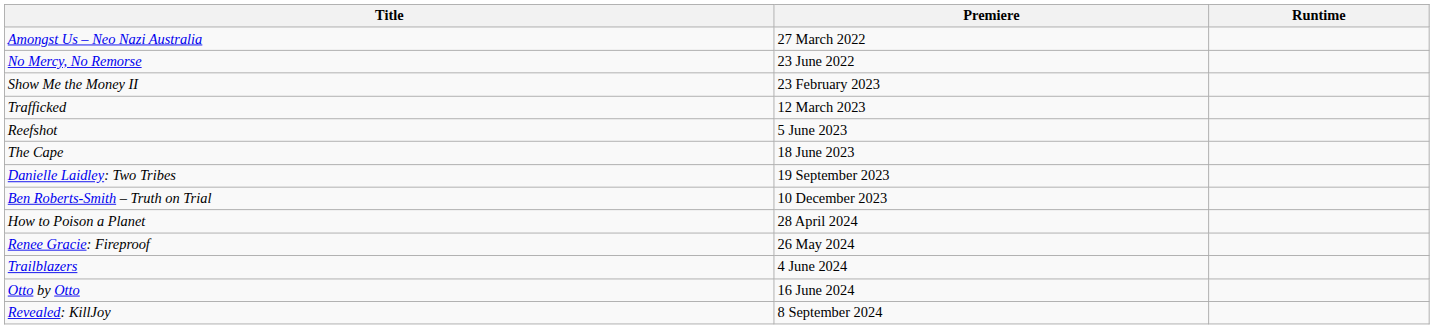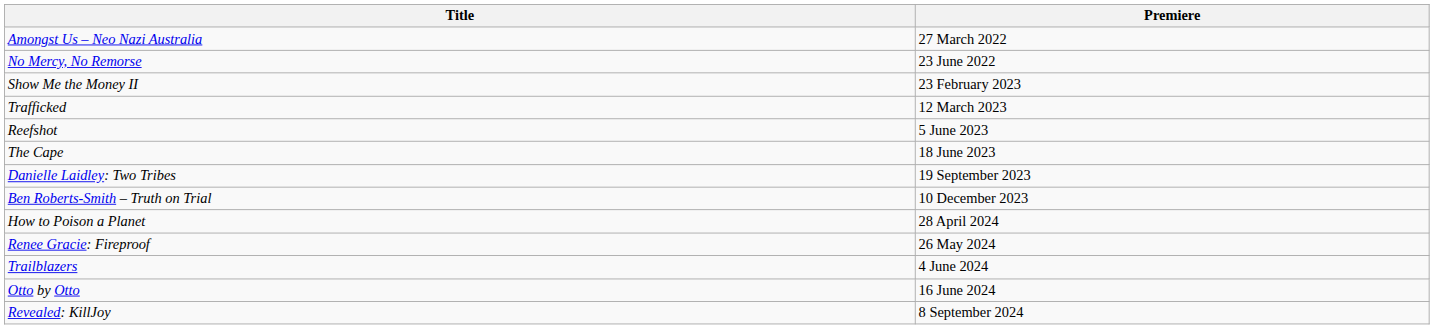- column: (1319, 15)
